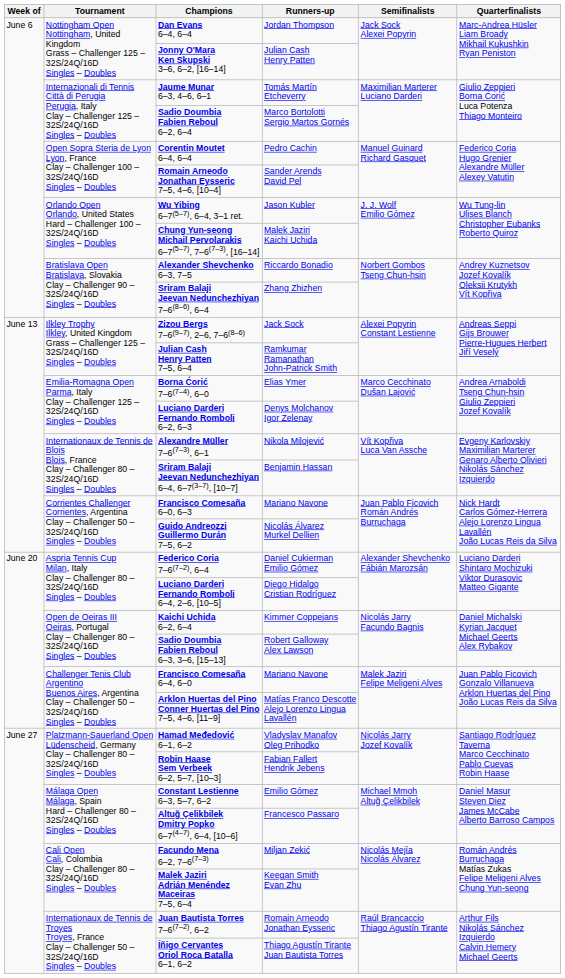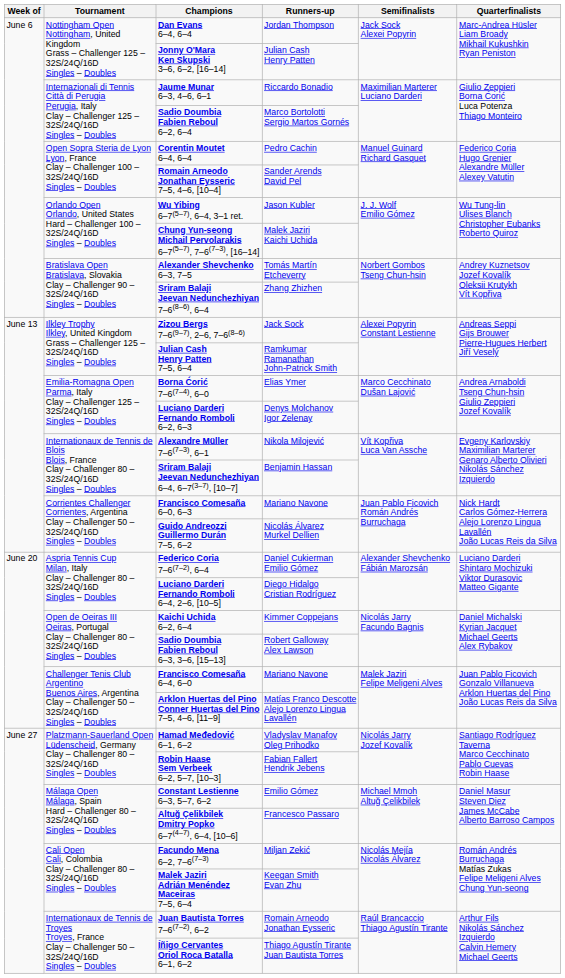(290, 91) Tomás Martín Etcheverry -> (298, 86) Riccardo Bonadio
(298, 265) Riccardo Bonadio -> (290, 270) Tomás Martín Etcheverry
